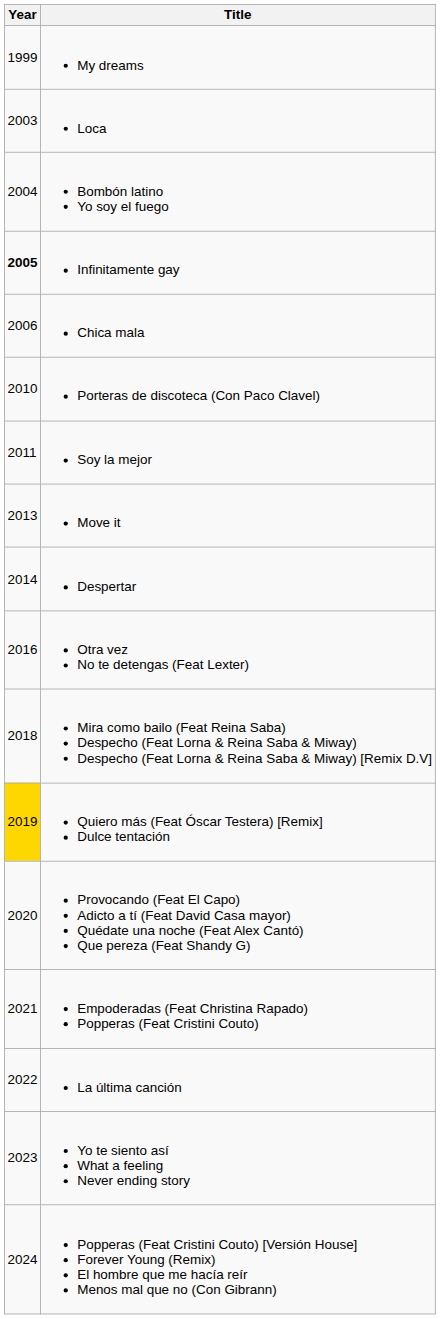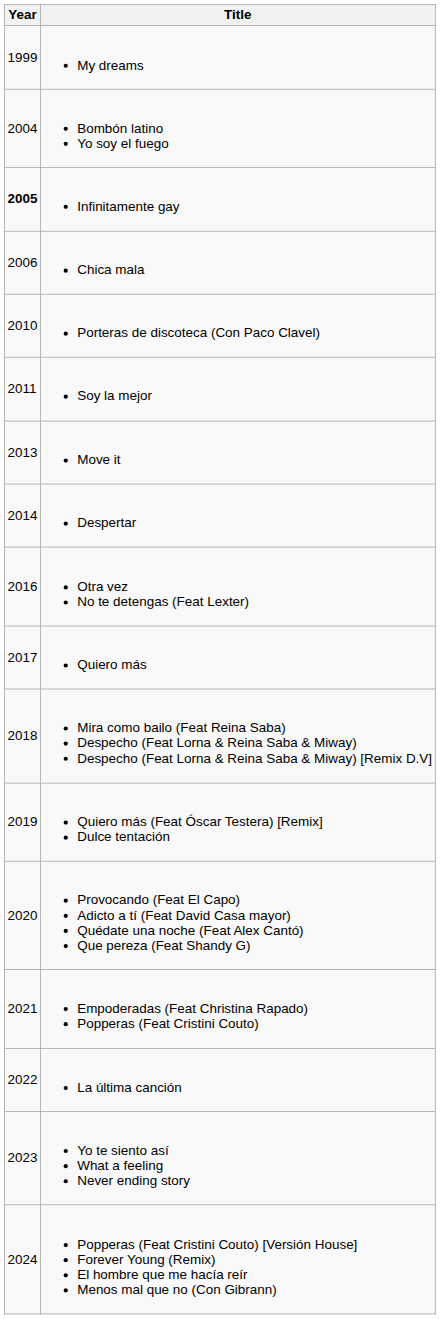- row: (238, 128)
+ row: (238, 665)
(22, 821) gold background -> (22, 821) no background
